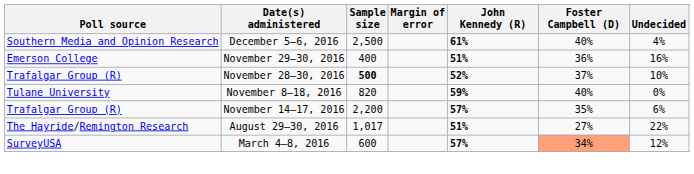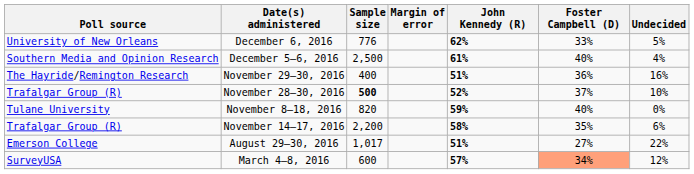+ row: (284, 42)
(52, 58) Emerson College -> (98, 75) The Hayride/Remington Research
(459, 109) 57% -> (459, 126) 58%
(98, 126) The Hayride/Remington Research -> (52, 143) Emerson College
